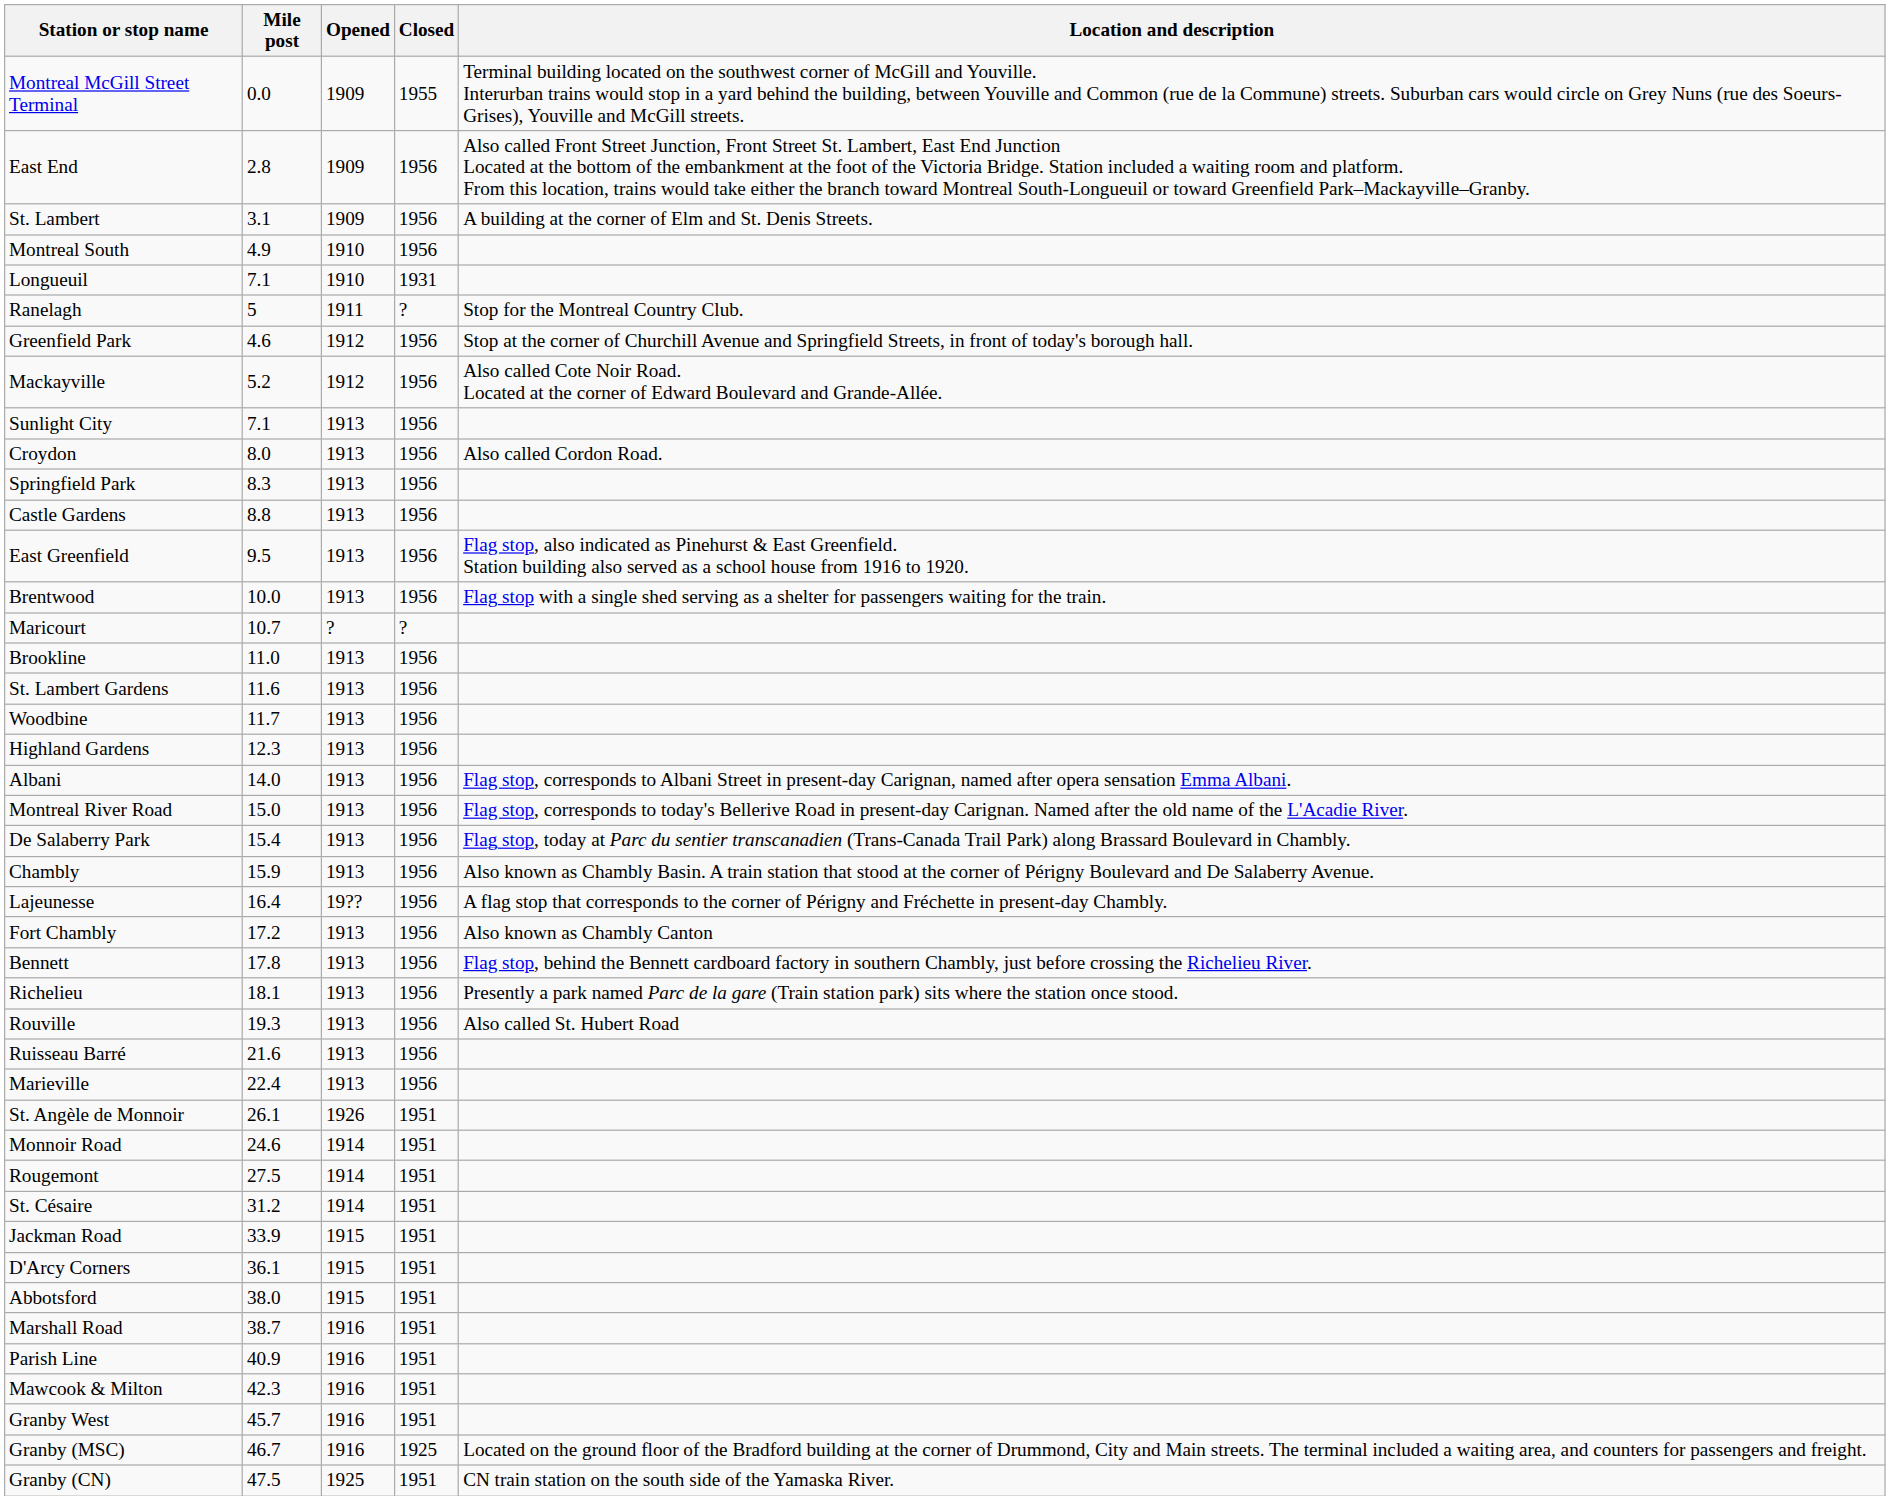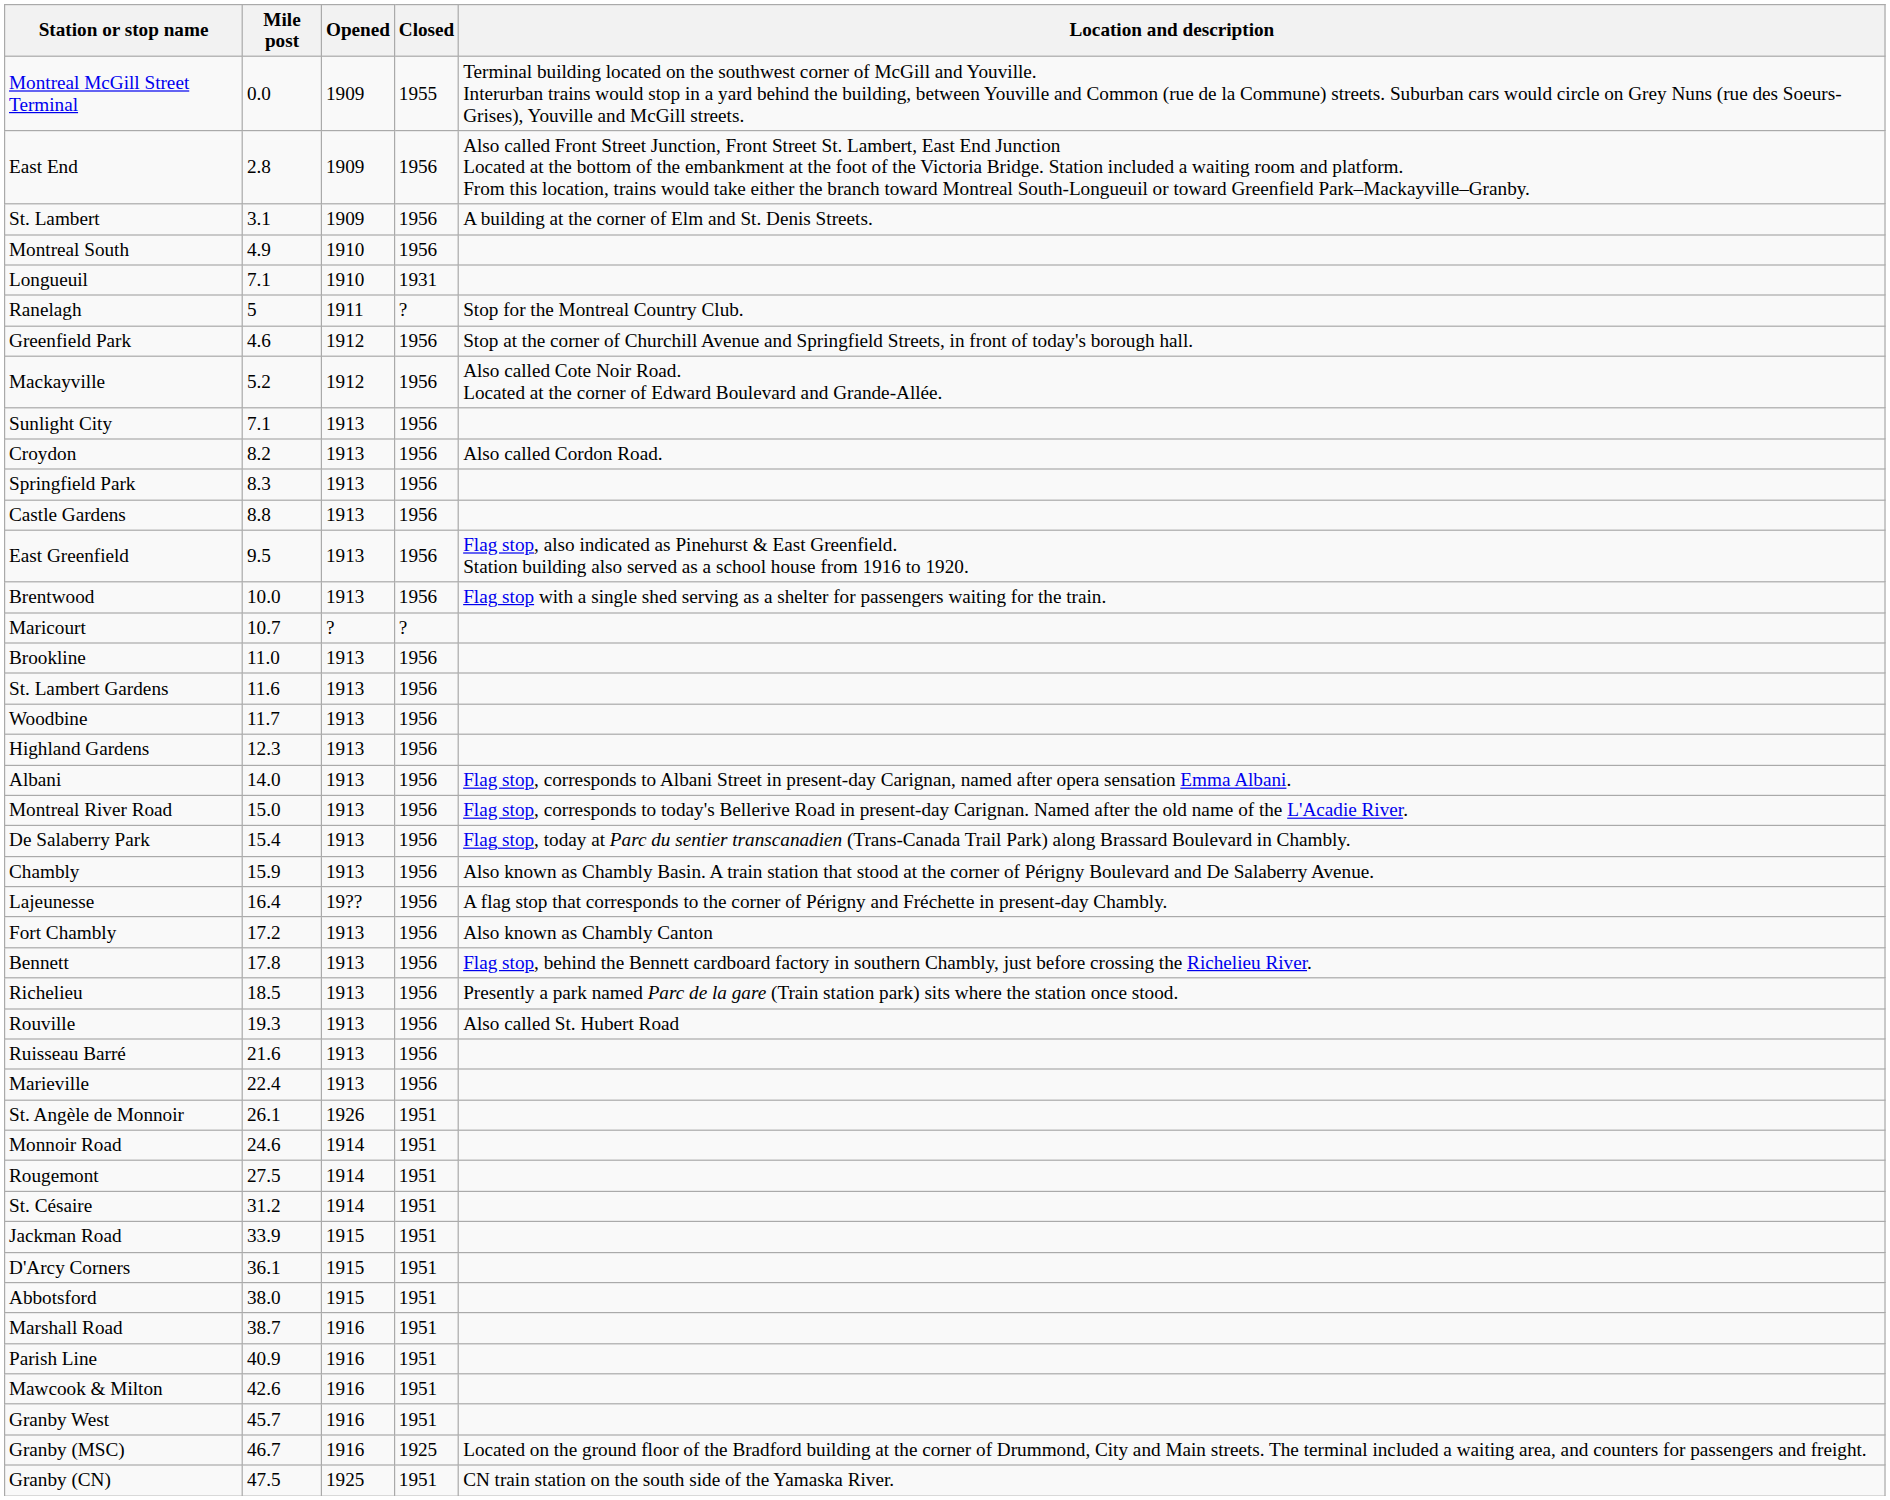(259, 453) 8.0 -> (259, 453) 8.2
(264, 993) 18.1 -> (264, 993) 18.5
(264, 1388) 42.3 -> (264, 1388) 42.6
